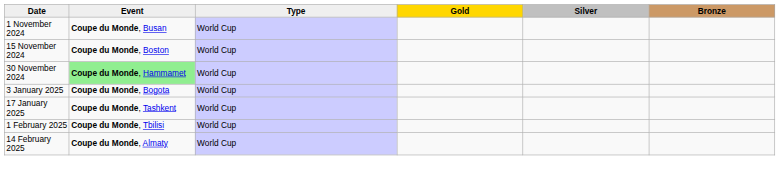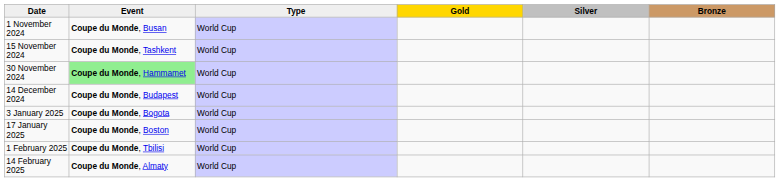(120, 50) Coupe du Monde, Boston -> (124, 50) Coupe du Monde, Tashkent
+ row: (31, 95)
(124, 108) Coupe du Monde, Tashkent -> (120, 130) Coupe du Monde, Boston
